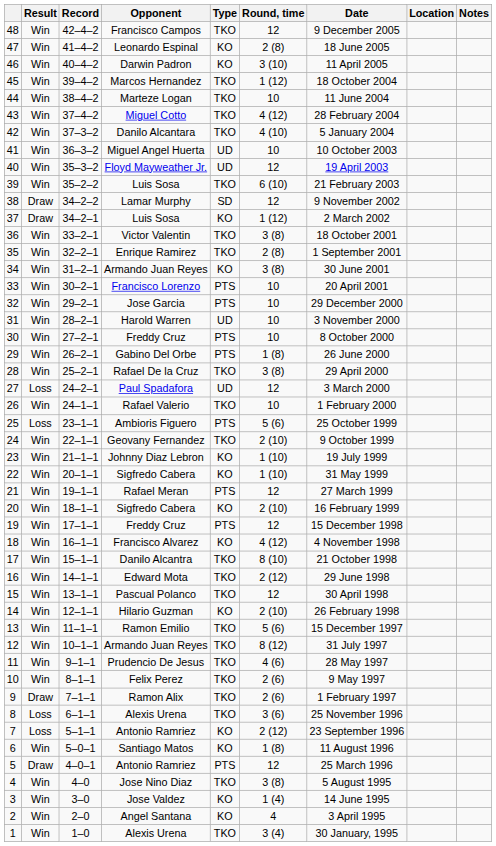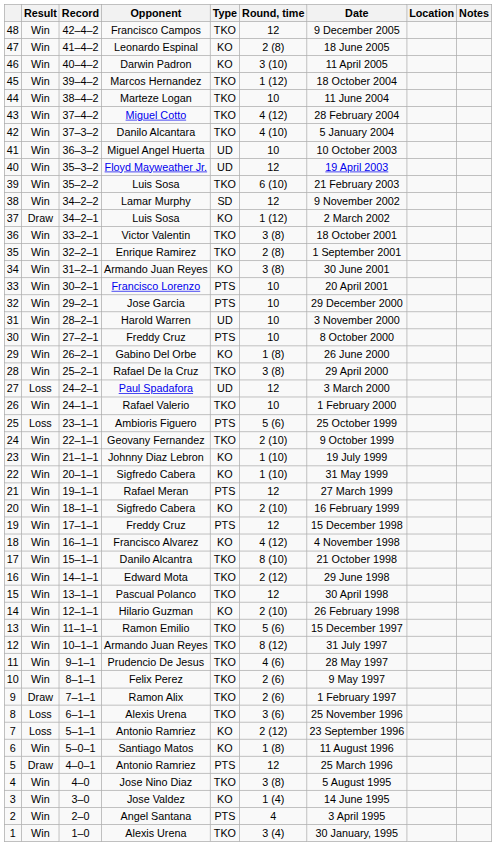(40, 201) Draw -> (40, 201) Win
(225, 355) PTS -> (225, 355) KO
(225, 816) KO -> (225, 816) PTS
